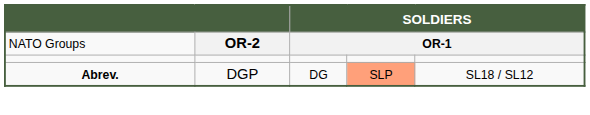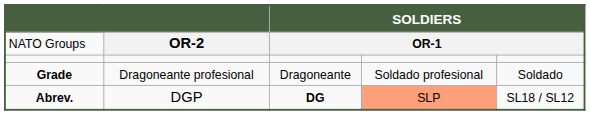+ row: (54, 73)
(319, 74) normal -> (315, 97) bold
